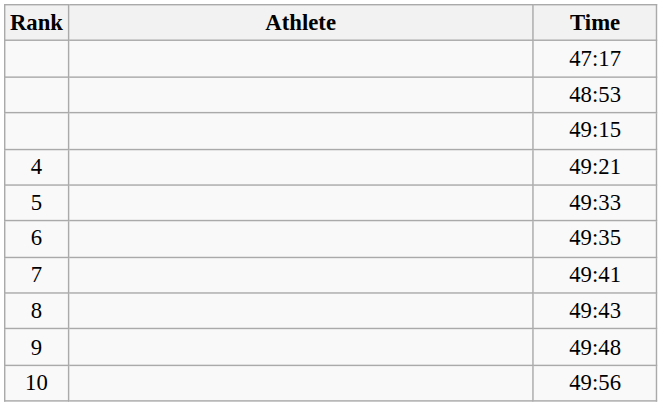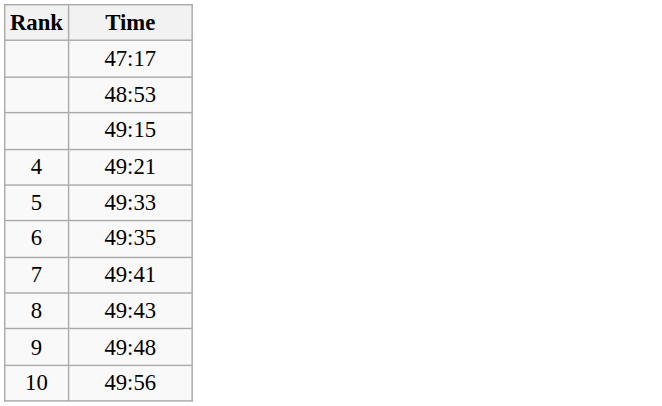- column: (301, 22)
